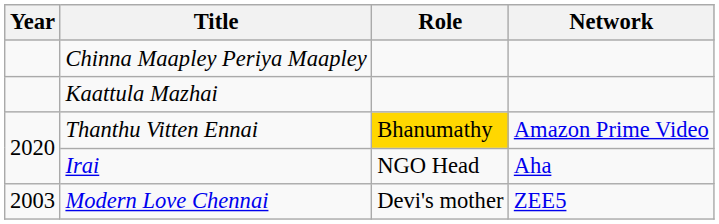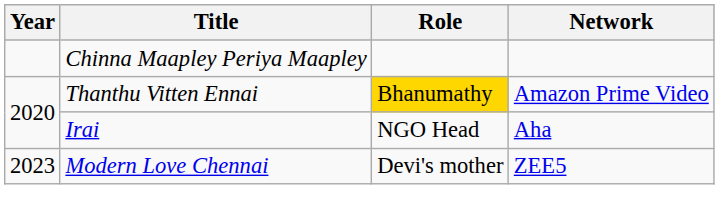- row: (142, 93)
(32, 201) 2003 -> (32, 165) 2023
